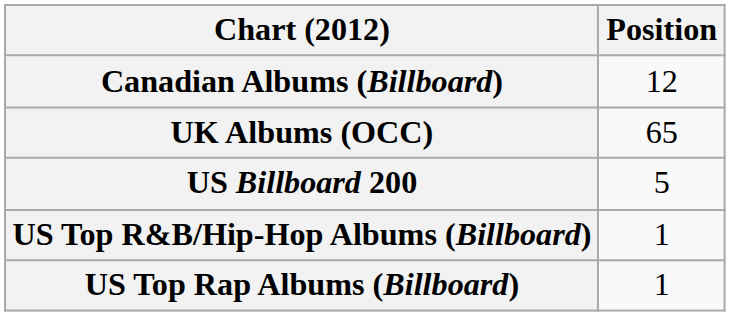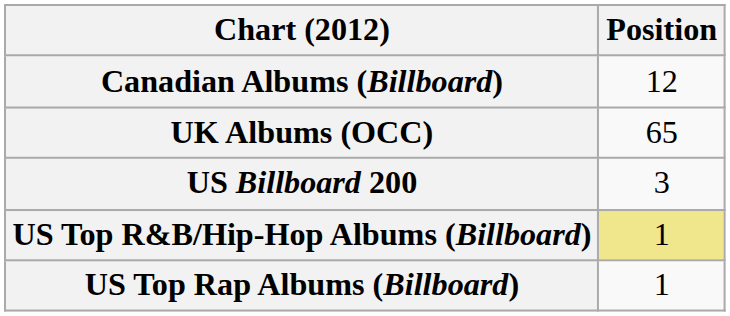(662, 183) 5 -> (662, 183) 3
(662, 234) no background -> (662, 234) khaki background
